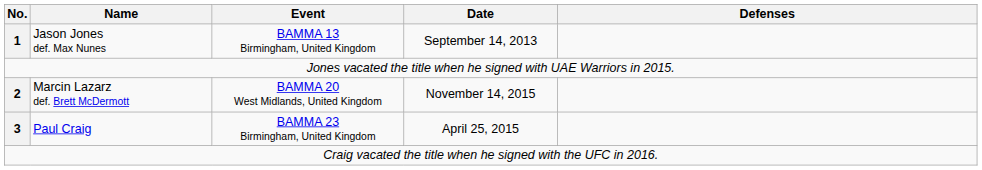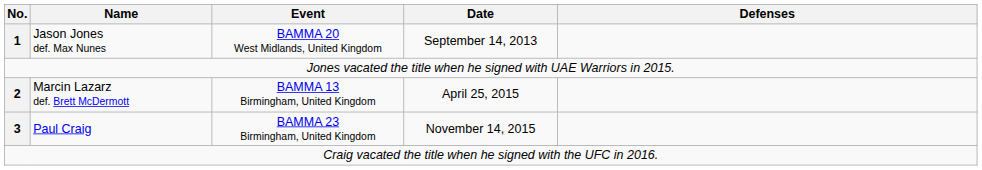(308, 41) BAMMA 13 Birmingham, United Kingdom -> (308, 41) BAMMA 20 West Midlands, United Kingdom
(308, 94) BAMMA 20 West Midlands, United Kingdom -> (308, 94) BAMMA 13 Birmingham, United Kingdom
(481, 94) November 14, 2015 -> (481, 94) April 25, 2015
(481, 128) April 25, 2015 -> (481, 128) November 14, 2015
